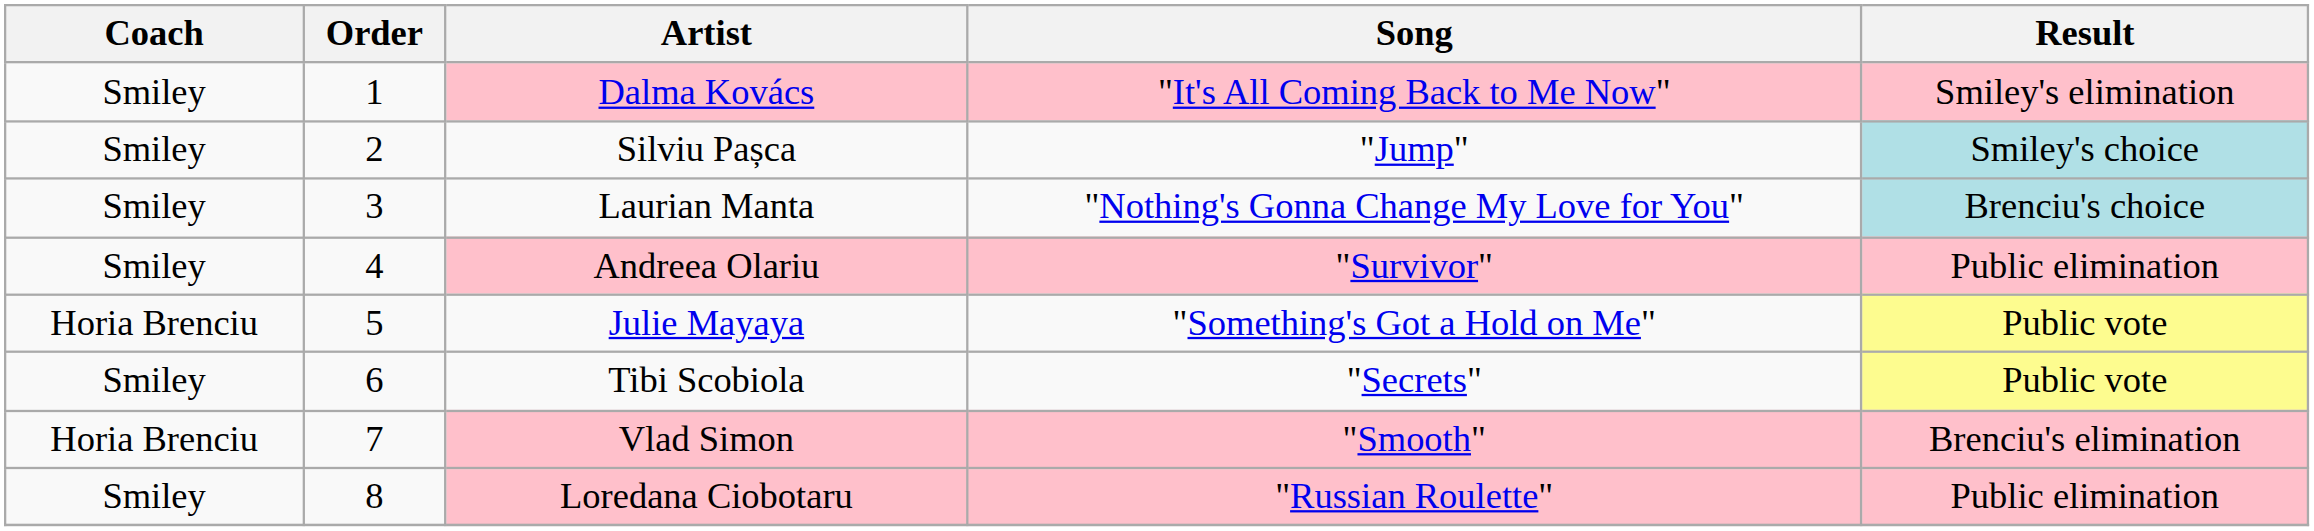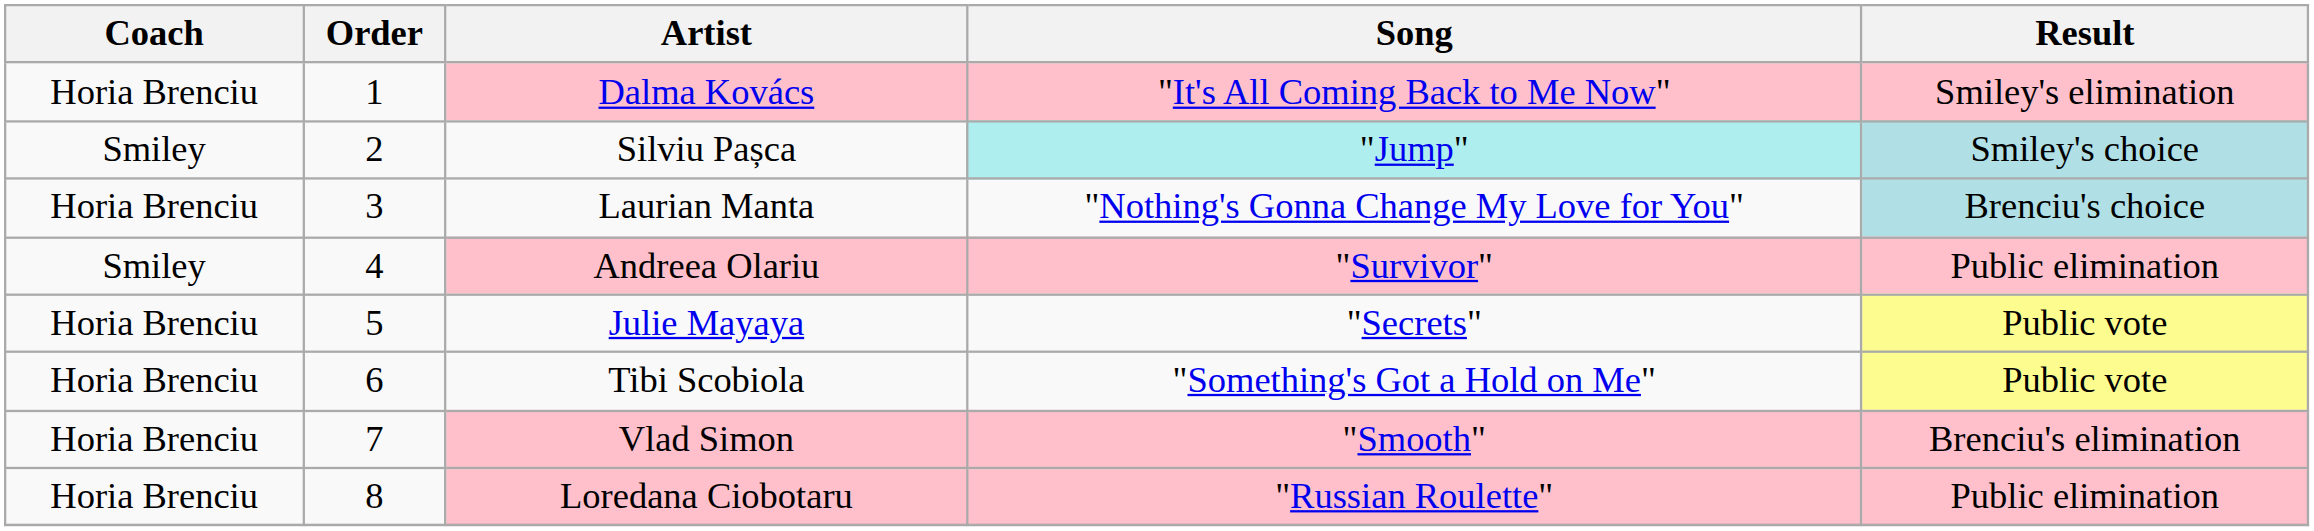(154, 91) Smiley -> (154, 91) Horia Brenciu
(1414, 149) no background -> (1414, 149) paleturquoise background
(154, 206) Smiley -> (154, 206) Horia Brenciu
(1414, 322) "Something's Got a Hold on Me" -> (1414, 322) "Secrets"
(154, 380) Smiley -> (154, 380) Horia Brenciu
(1414, 380) "Secrets" -> (1414, 380) "Something's Got a Hold on Me"
(154, 496) Smiley -> (154, 496) Horia Brenciu
